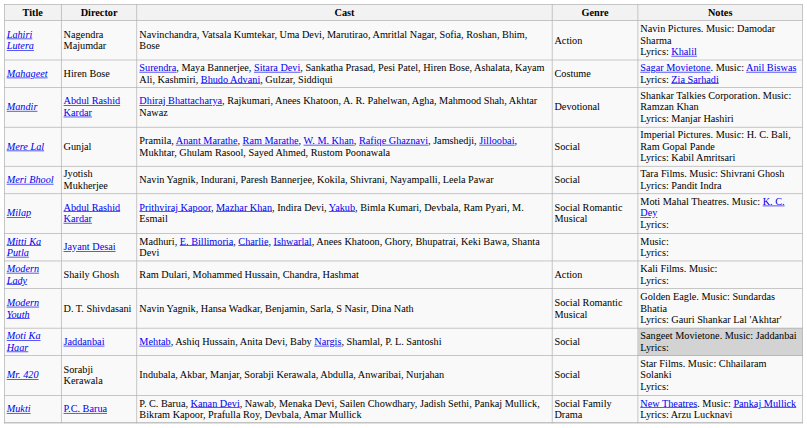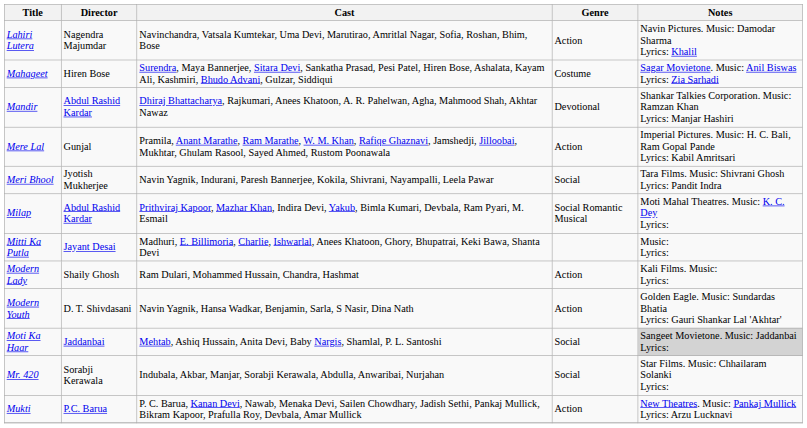(567, 146) Social -> (568, 146) Action
(588, 308) Social Romantic Musical -> (568, 308) Action
(583, 409) Social Family Drama -> (568, 409) Action
